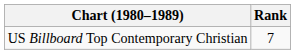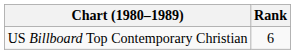(271, 37) 7 -> (271, 37) 6
